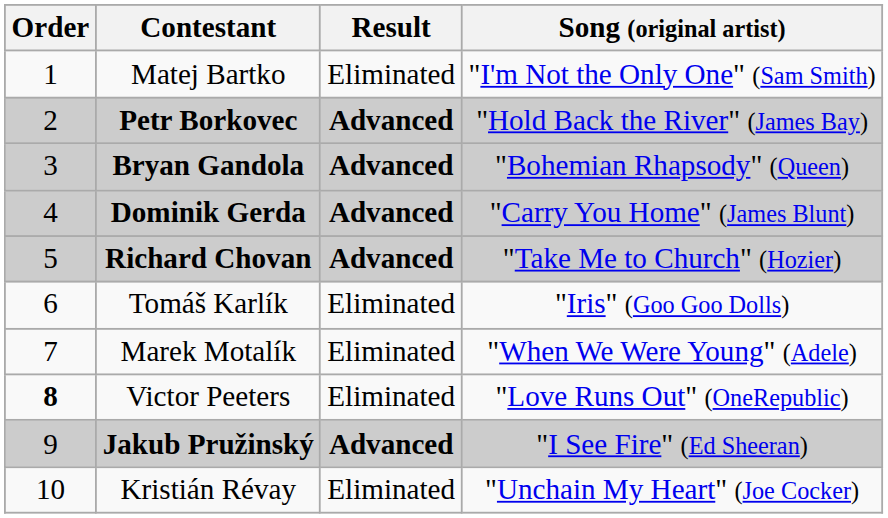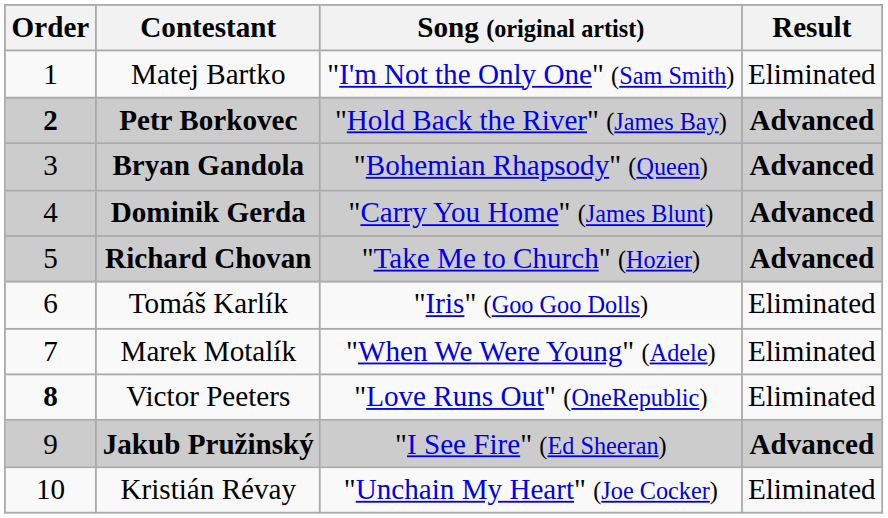columns swapped: (672, 27) <-> (391, 27)
(50, 119) normal -> (50, 119) bold
